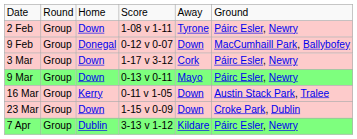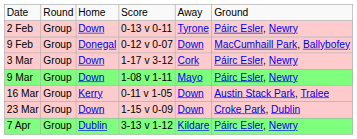(147, 28) 1-08 v 1-11 -> (147, 28) 0-13 v 0-11
(147, 77) 0-13 v 0-11 -> (147, 77) 1-08 v 1-11
